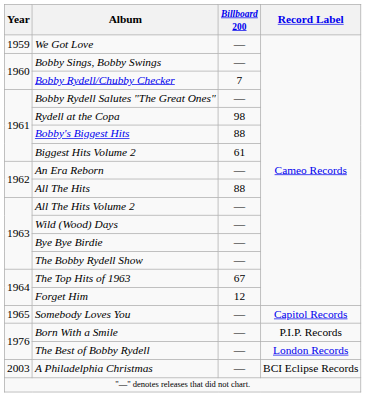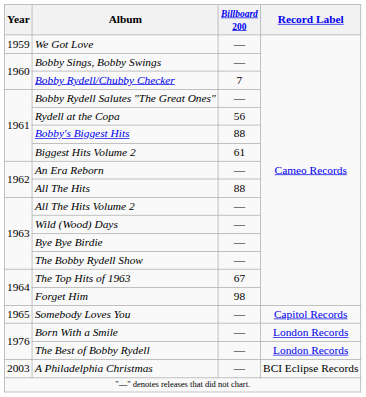(239, 116) 98 -> (239, 116) 56
(239, 296) 12 -> (239, 296) 98
(311, 332) P.I.P. Records -> (311, 332) London Records
